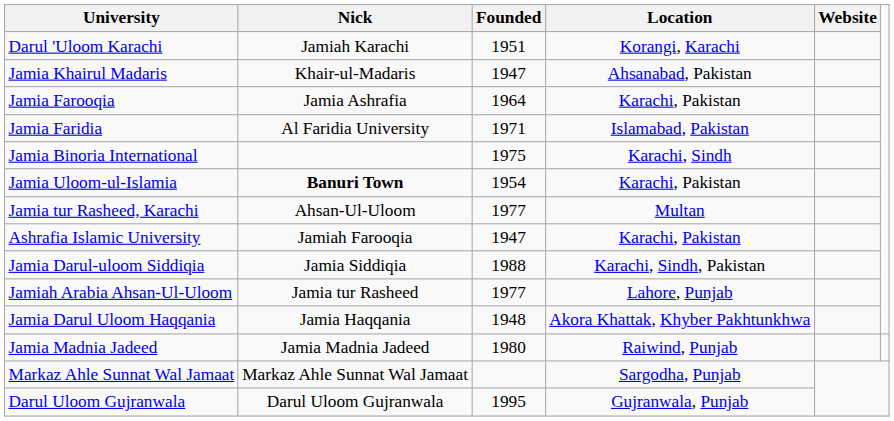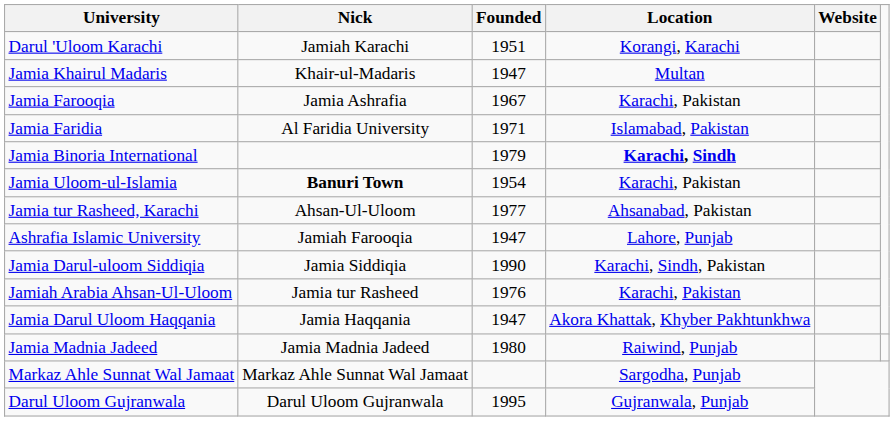(680, 73) Ahsanabad, Pakistan -> (680, 73) Multan
(509, 100) 1964 -> (509, 100) 1967
(509, 155) 1975 -> (509, 155) 1979
(680, 155) normal -> (680, 155) bold
(680, 210) Multan -> (680, 210) Ahsanabad, Pakistan
(680, 237) Karachi, Pakistan -> (680, 237) Lahore, Punjab
(509, 264) 1988 -> (509, 264) 1990
(509, 292) 1977 -> (509, 292) 1976
(680, 292) Lahore, Punjab -> (680, 292) Karachi, Pakistan
(509, 319) 1948 -> (509, 319) 1947
